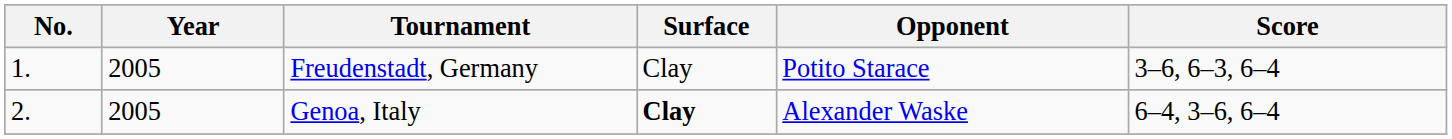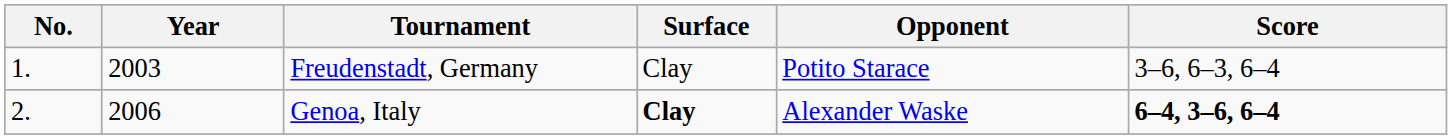(135, 68) 2005 -> (135, 68) 2003
(135, 111) 2005 -> (135, 111) 2006
(1207, 111) normal -> (1207, 111) bold
